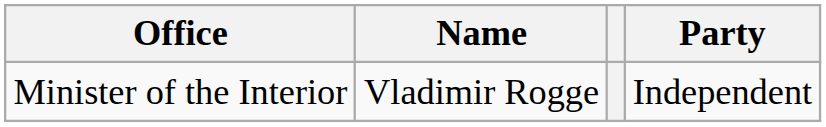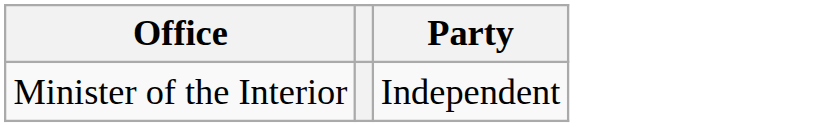- column: (482, 33)
